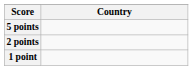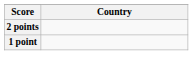- row: (23, 27)
